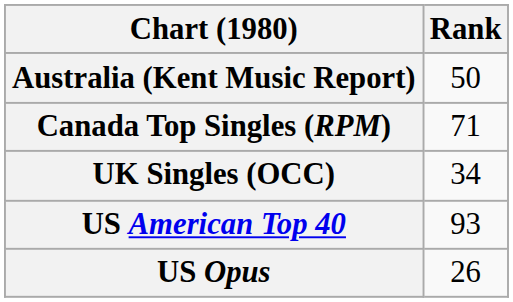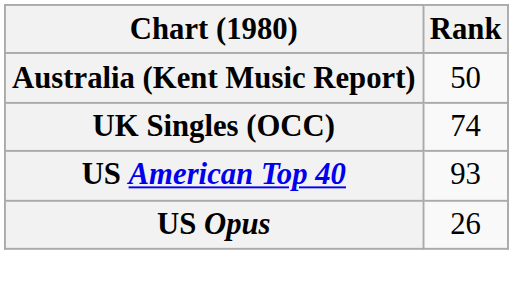- row: (214, 126)
(466, 175) 34 -> (466, 126) 74
